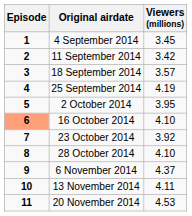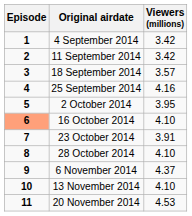(165, 40) 3.45 -> (165, 40) 3.42
(165, 89) 4.19 -> (165, 89) 4.16
(165, 137) 3.92 -> (165, 137) 3.91
(165, 186) 4.11 -> (165, 186) 4.10
